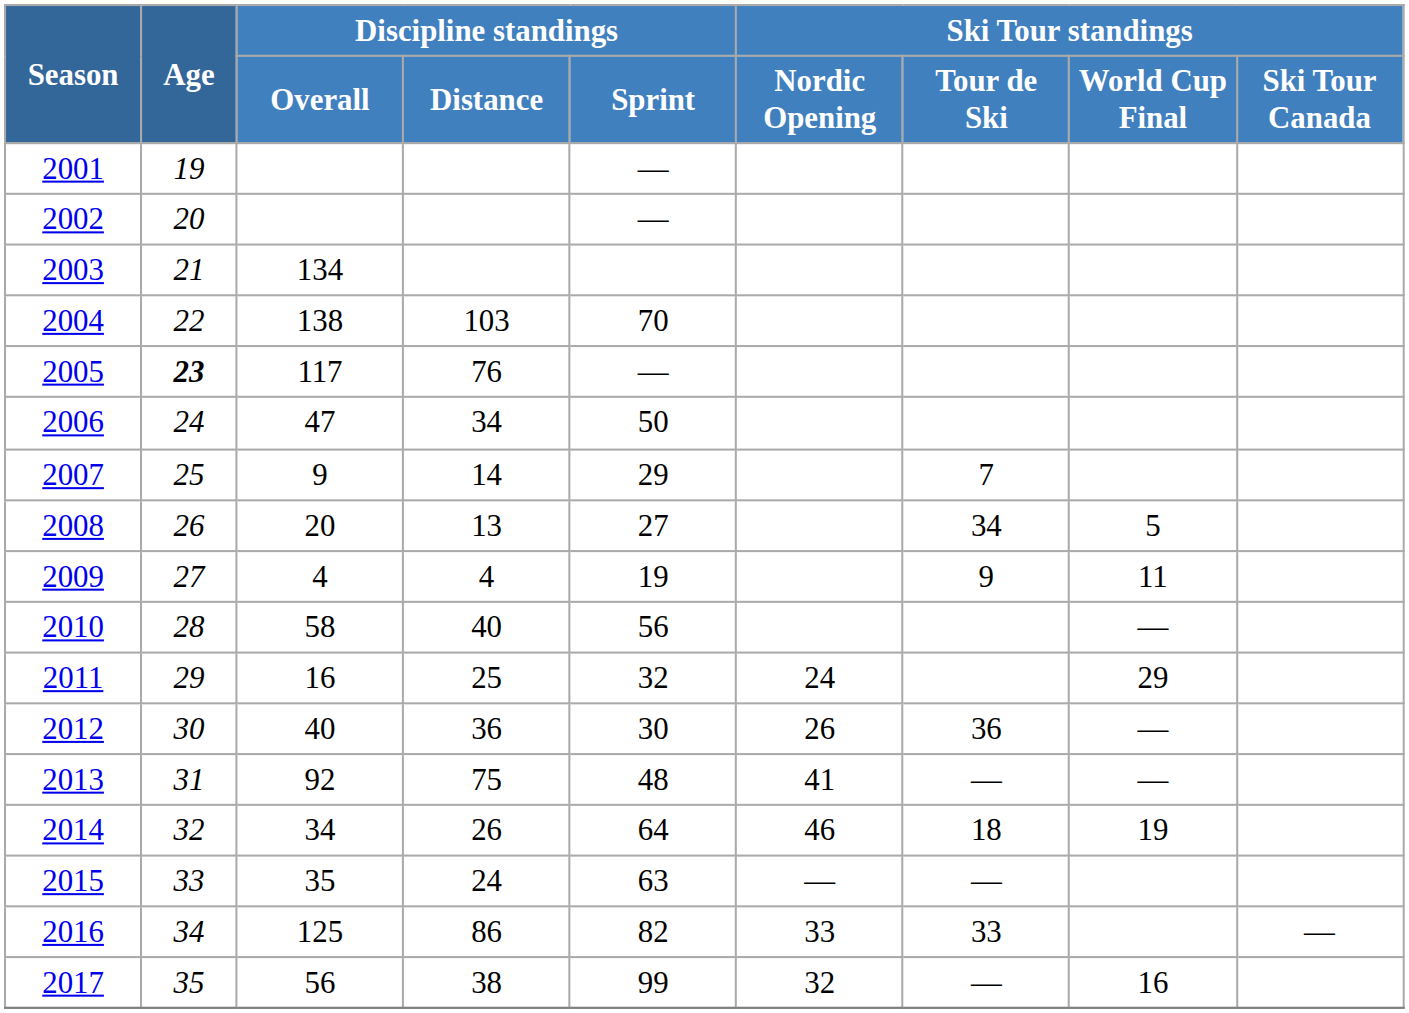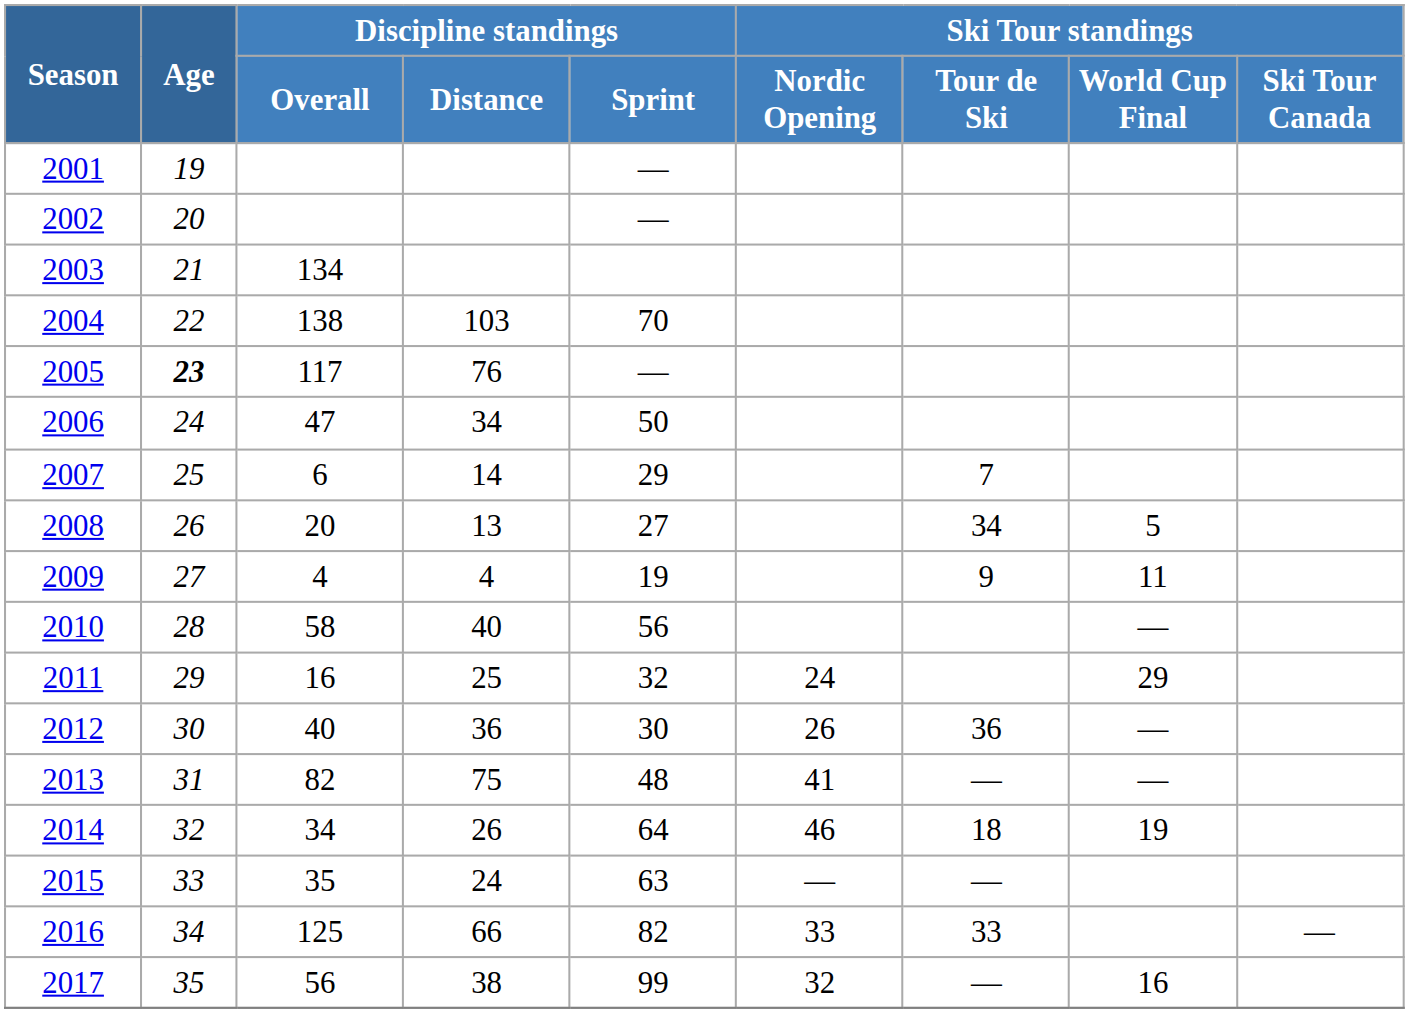(320, 473) 9 -> (320, 473) 6
(320, 778) 92 -> (320, 778) 82
(487, 931) 86 -> (487, 931) 66
